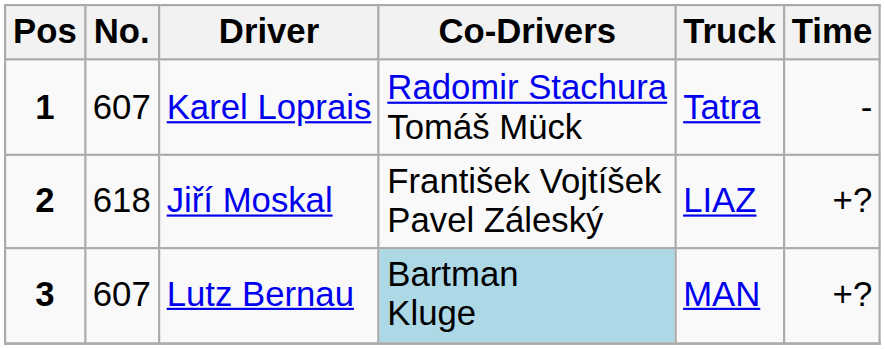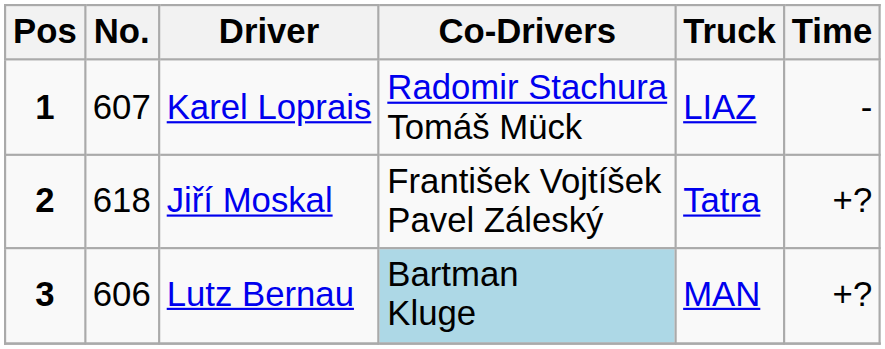(722, 106) Tatra -> (720, 106) LIAZ
(720, 200) LIAZ -> (722, 200) Tatra
(122, 294) 607 -> (122, 294) 606
